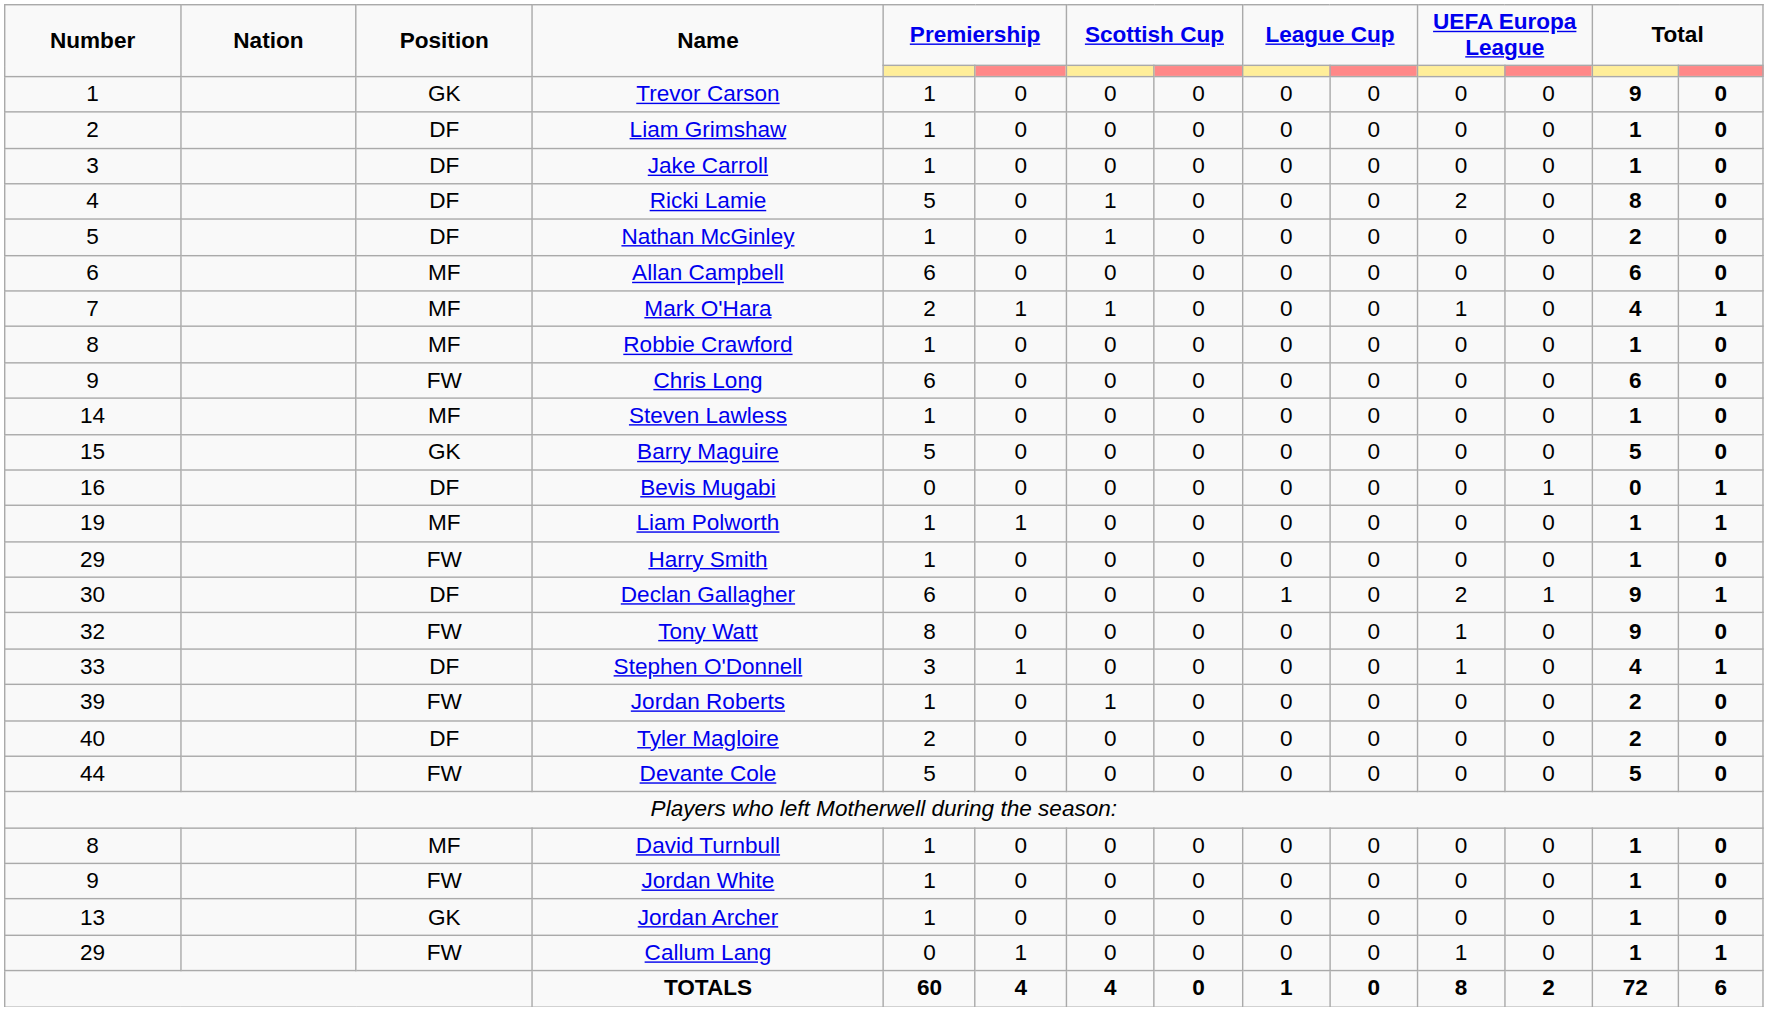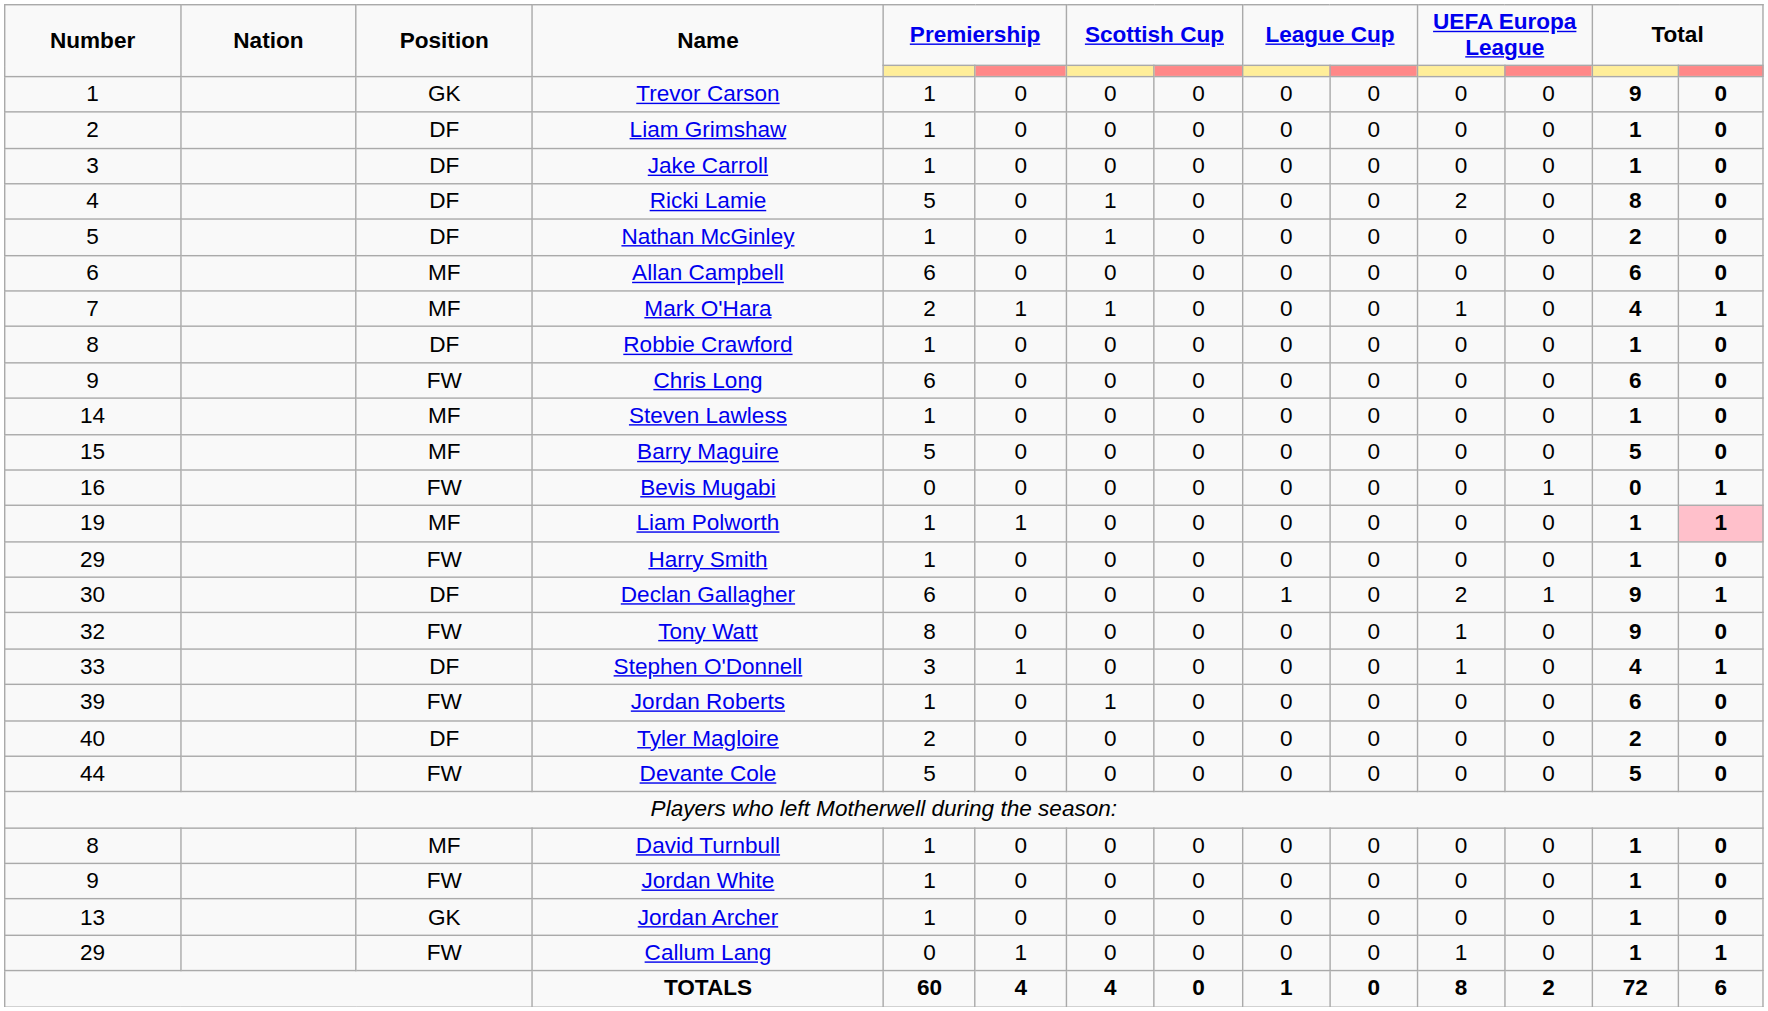(444, 344) MF -> (444, 344) DF
(444, 451) GK -> (444, 451) MF
(444, 487) DF -> (444, 487) FW
(1721, 523) no background -> (1721, 523) pink background
(1635, 702) 2 -> (1635, 702) 6
